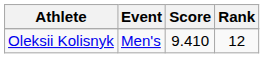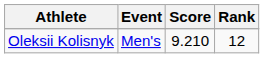(190, 41) 9.410 -> (190, 41) 9.210
